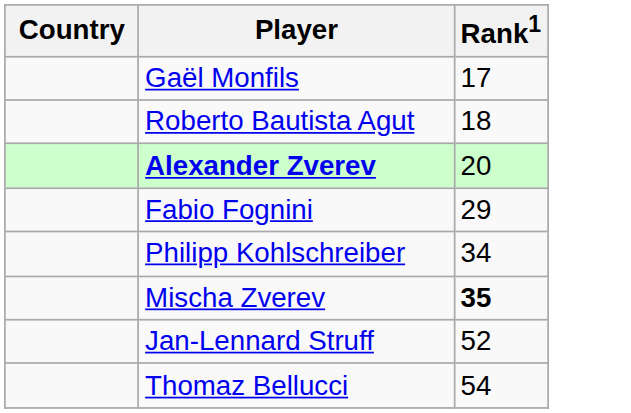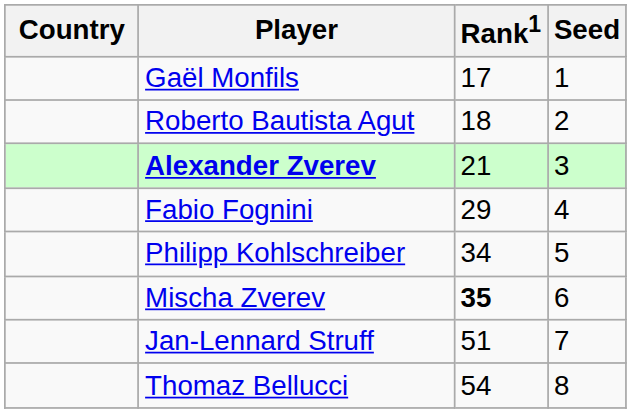+ column: (587, 30)
(476, 165) 20 -> (476, 165) 21
(476, 341) 52 -> (476, 341) 51
